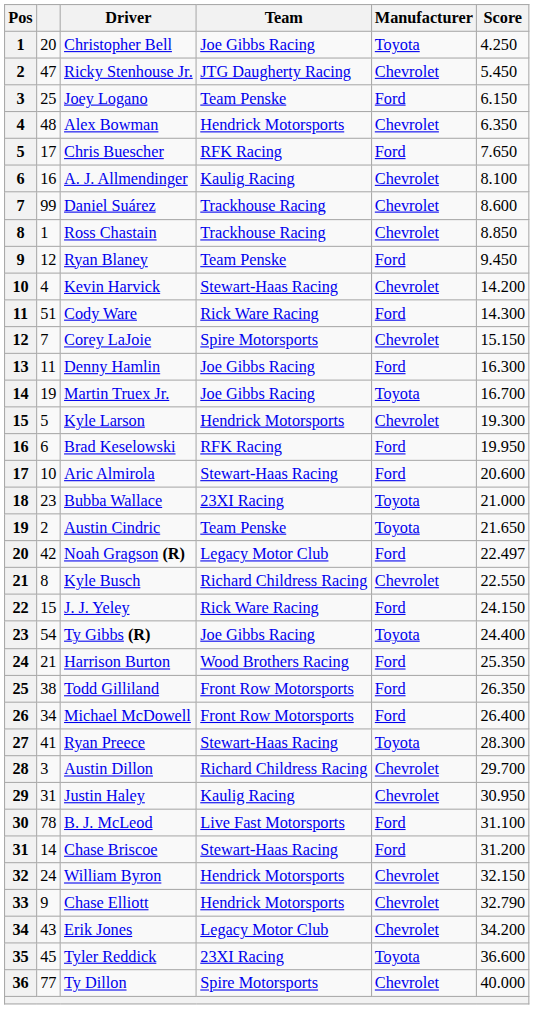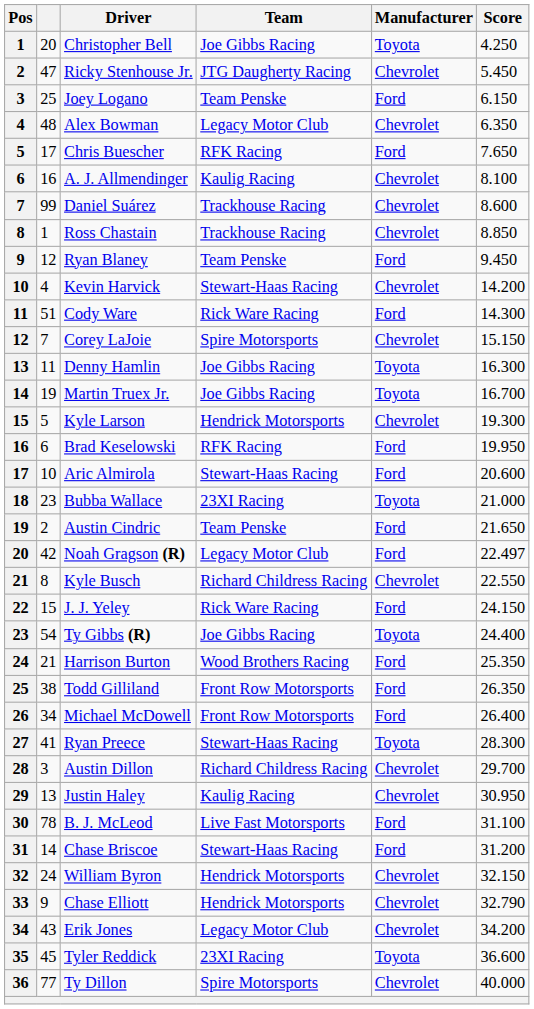(272, 125) Hendrick Motorsports -> (264, 125) Legacy Motor Club
(390, 366) Ford -> (397, 366) Toyota
(397, 527) Toyota -> (390, 527) Ford
(48, 795) 31 -> (48, 795) 13
